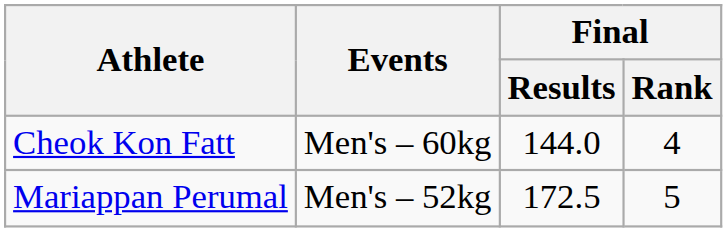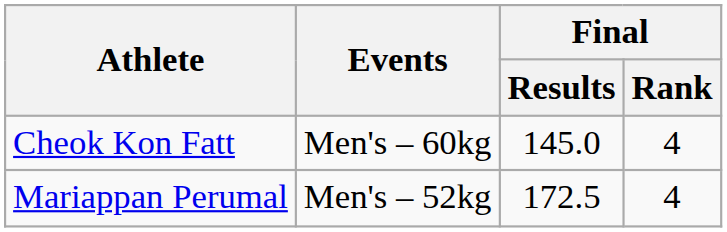(561, 142) 144.0 -> (561, 142) 145.0
(672, 197) 5 -> (672, 197) 4
